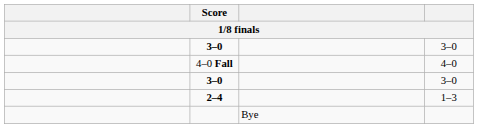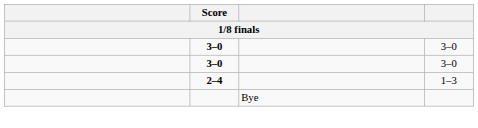- row: (214, 64)
